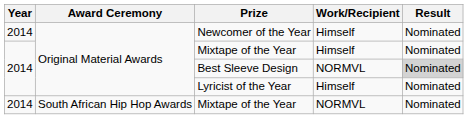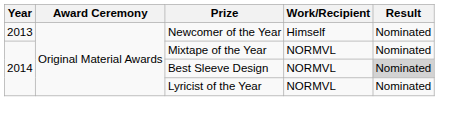(20, 31) 2014 -> (20, 31) 2013
(335, 50) Himself -> (311, 50) NORMVL
(335, 86) Himself -> (311, 86) NORMVL
- row: (115, 104)
